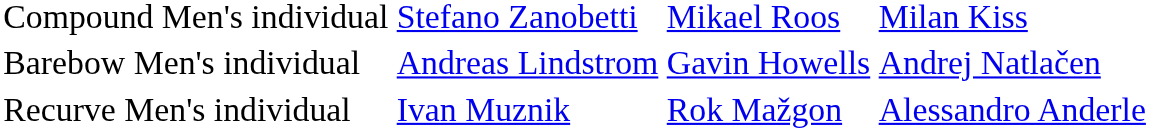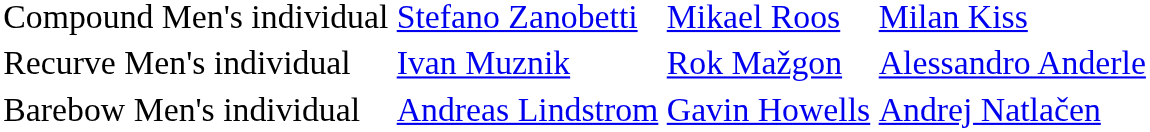rows swapped: (177, 109) <-> (182, 63)
